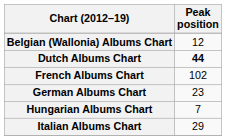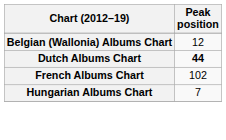- row: (89, 93)
- row: (89, 127)
